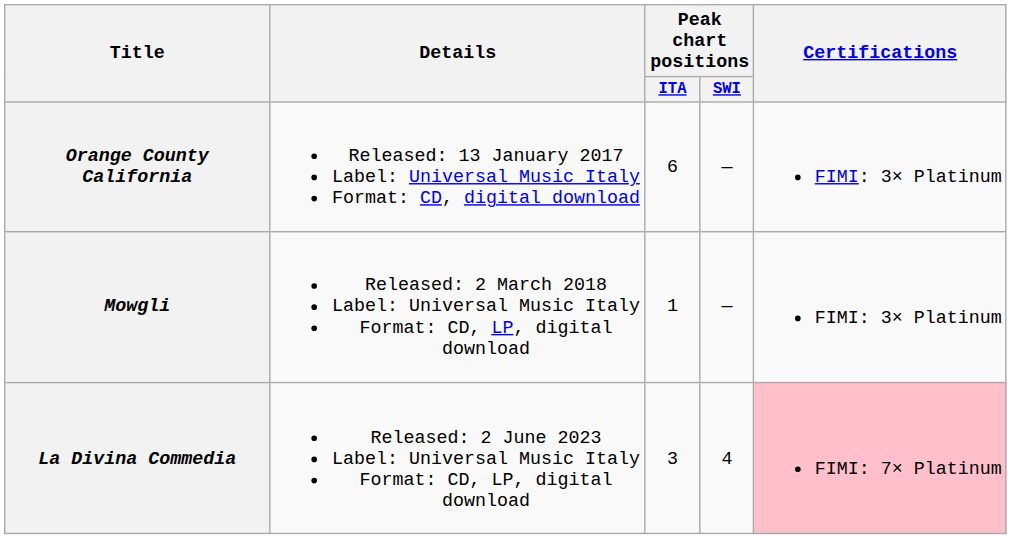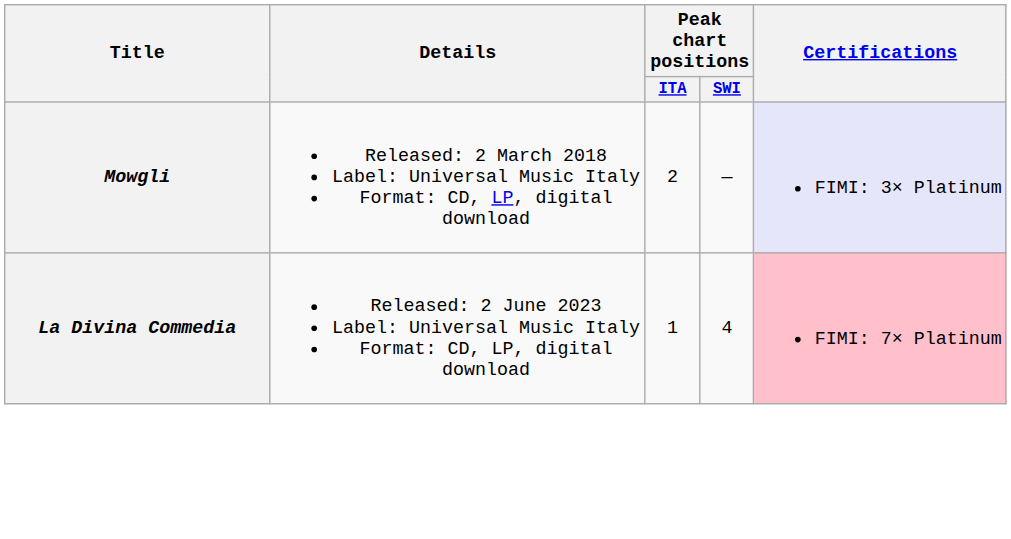- row: (137, 166)
(673, 307) 1 -> (673, 177) 2
(880, 318) no background -> (880, 188) lavender background
(673, 458) 3 -> (673, 328) 1
